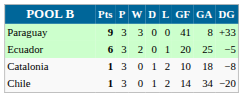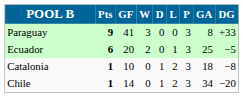columns swapped: (122, 14) <-> (183, 14)
